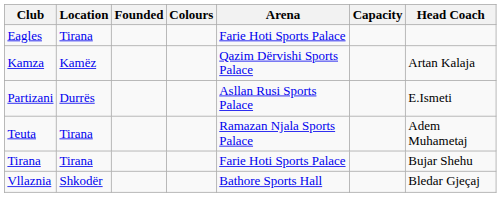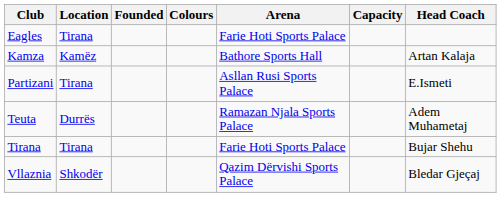(279, 63) Qazim Dërvishi Sports Palace -> (271, 55) Bathore Sports Hall
(77, 98) Durrës -> (76, 83) Tirana
(76, 133) Tirana -> (77, 118) Durrës
(271, 181) Bathore Sports Hall -> (279, 174) Qazim Dërvishi Sports Palace
